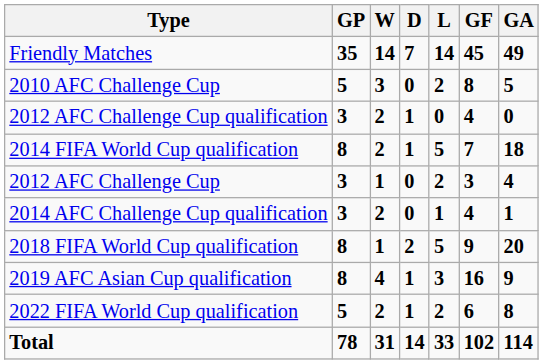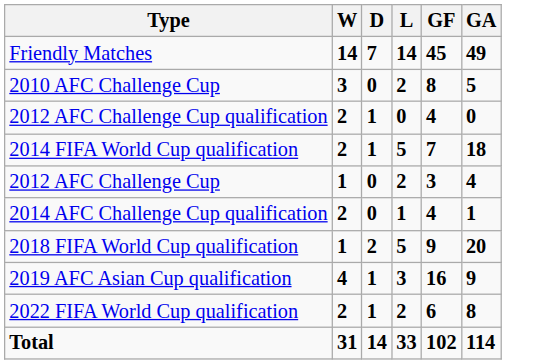- column: (351, 20)
